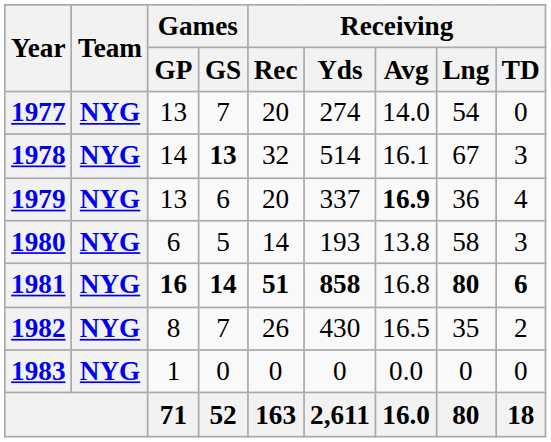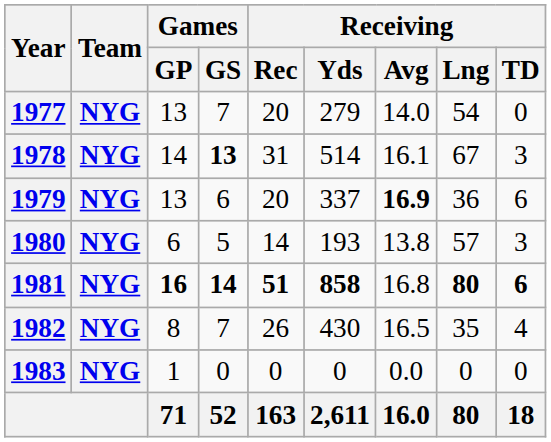(340, 112) 274 -> (340, 112) 279
(276, 155) 32 -> (276, 155) 31
(521, 198) 4 -> (521, 198) 6
(466, 241) 58 -> (466, 241) 57
(521, 328) 2 -> (521, 328) 4
